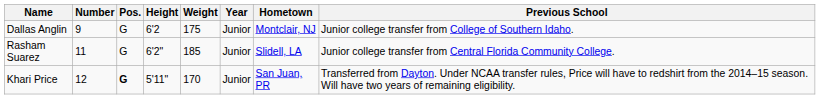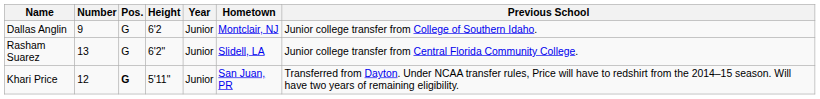- column: (200, 12)
(81, 51) 11 -> (83, 51) 13
